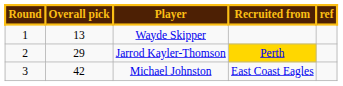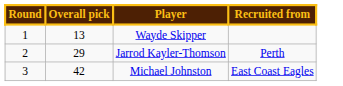- column: (327, 15)
(272, 53) gold background -> (272, 53) no background
